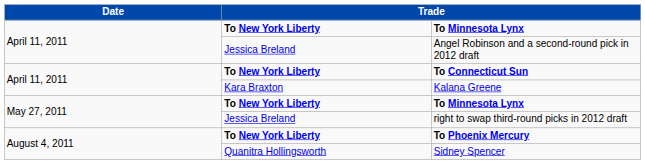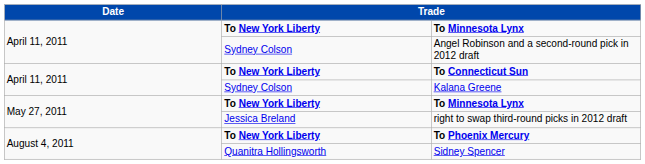(260, 50) Jessica Breland -> (258, 50) Sydney Colson
(254, 87) Kara Braxton -> (258, 87) Sydney Colson
